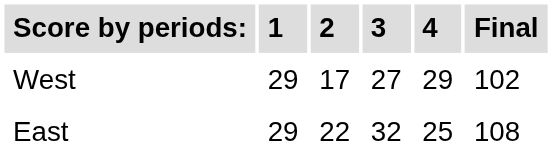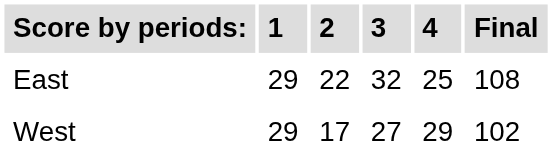rows swapped: (41, 132) <-> (44, 80)
